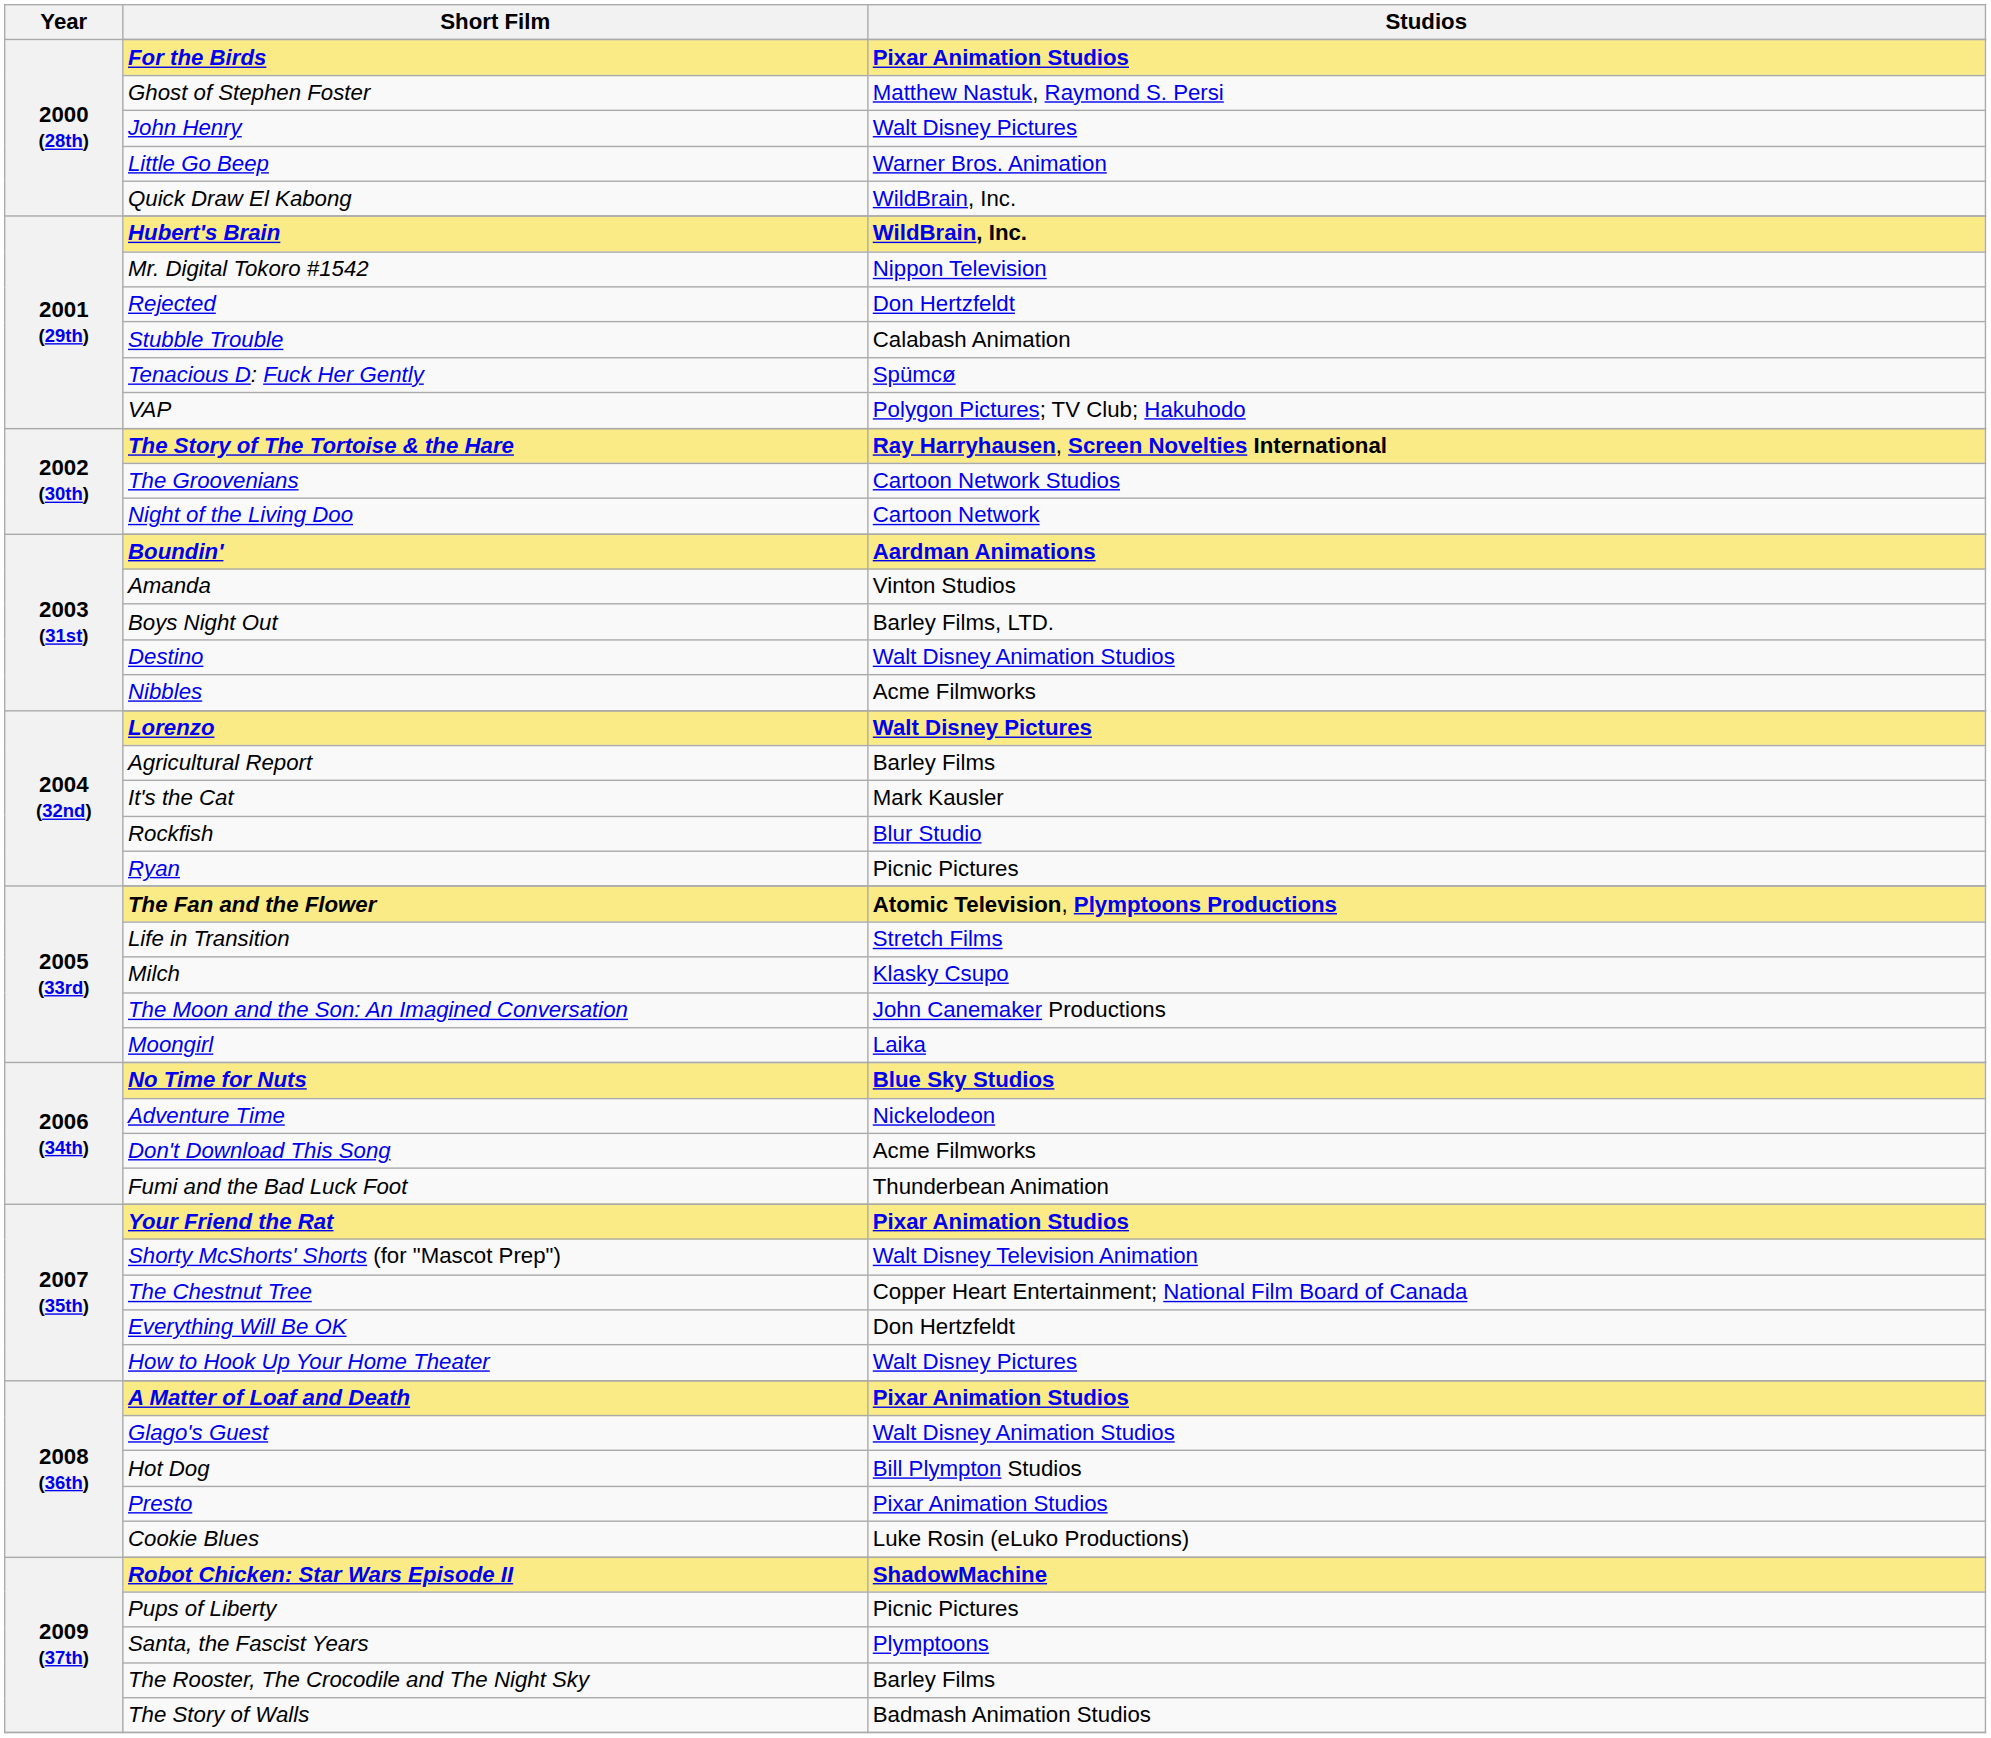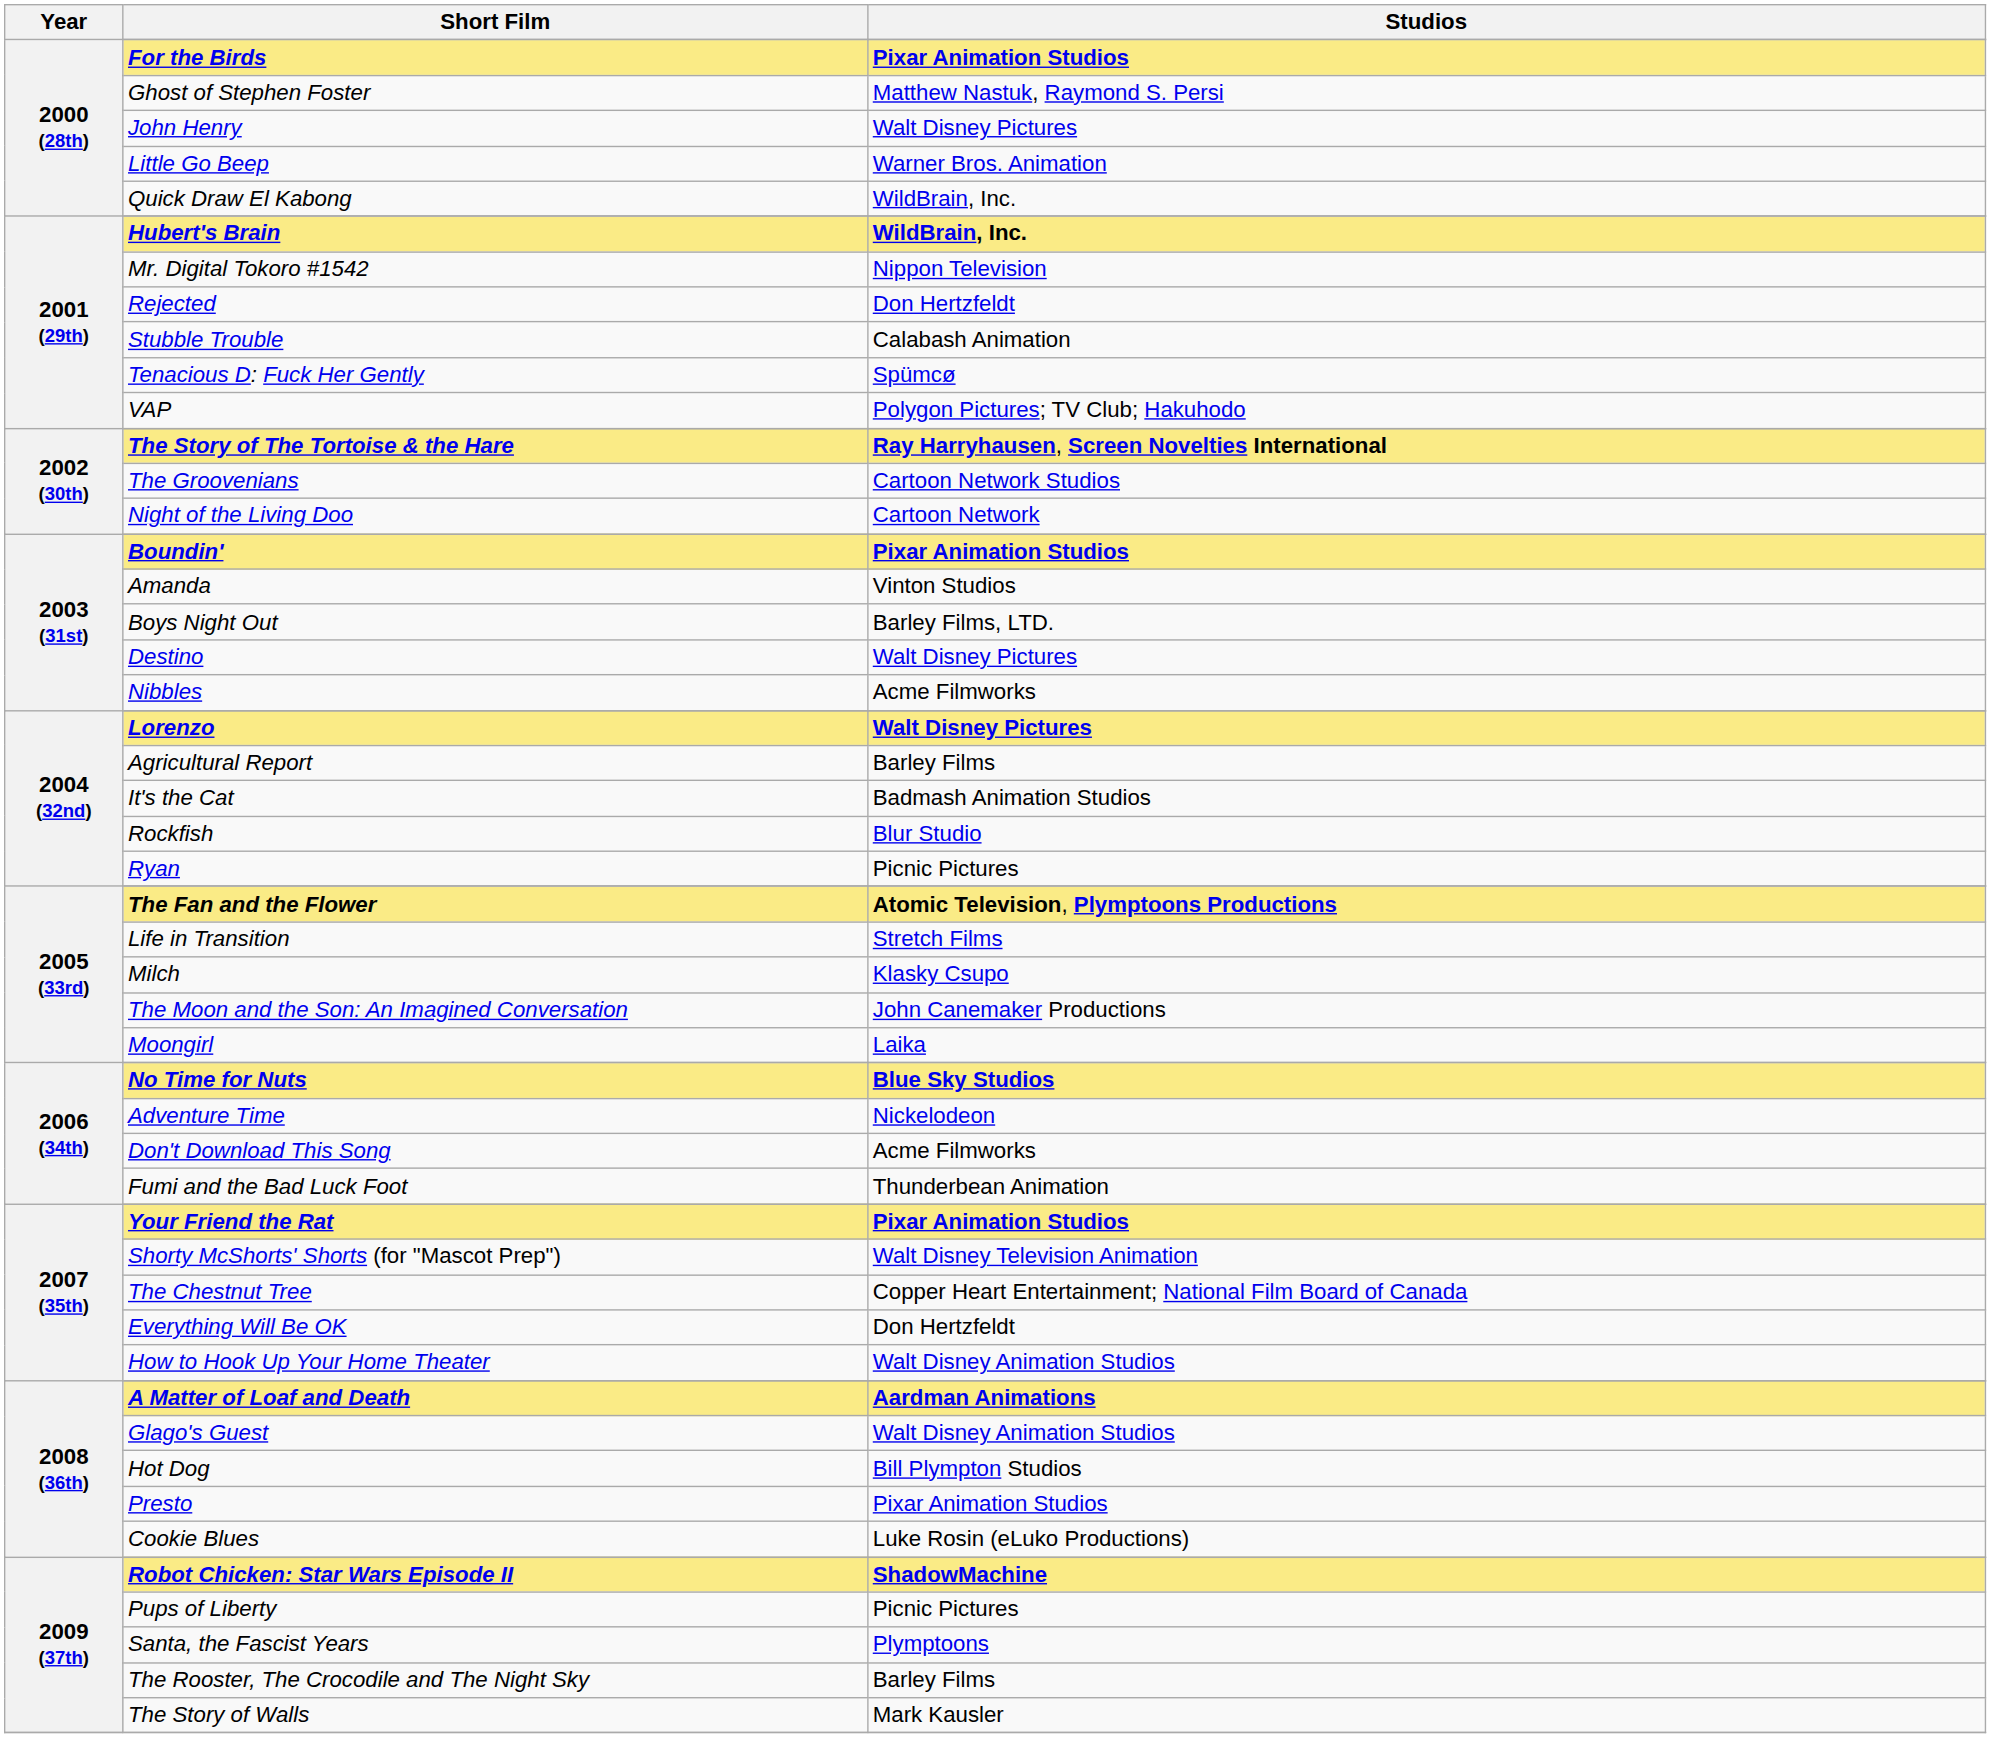(984, 551) Aardman Animations -> (1001, 551) Pixar Animation Studios
(1024, 657) Walt Disney Animation Studios -> (975, 657) Walt Disney Pictures
(938, 798) Mark Kausler -> (1012, 798) Badmash Animation Studios
(975, 1362) Walt Disney Pictures -> (1024, 1362) Walt Disney Animation Studios
(1001, 1397) Pixar Animation Studios -> (984, 1397) Aardman Animations
(1012, 1715) Badmash Animation Studios -> (938, 1715) Mark Kausler
